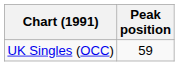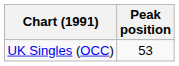(145, 50) 59 -> (145, 50) 53
